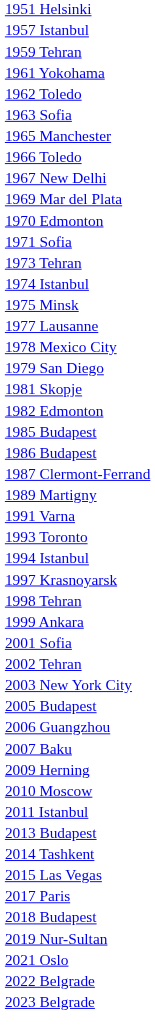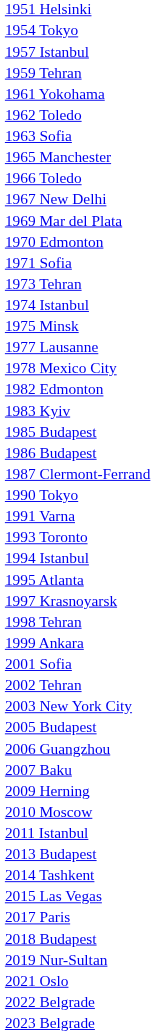+ row: (42, 30)
- row: (54, 368)
- row: (43, 389)
+ row: (38, 410)
- row: (51, 495)
+ row: (42, 495)
+ row: (44, 579)
